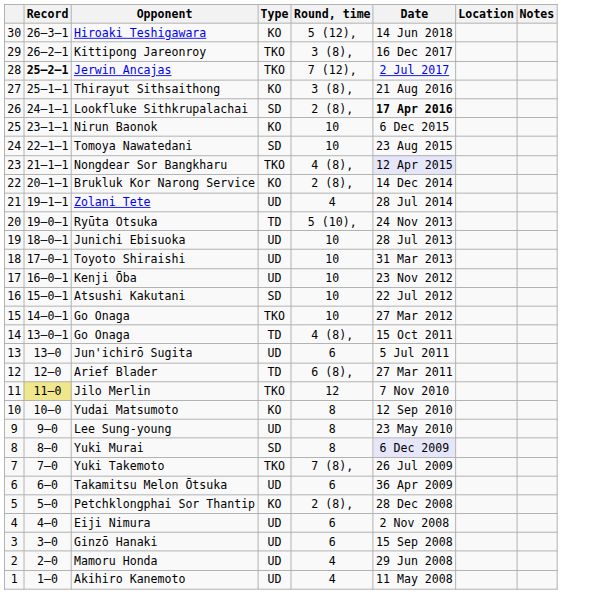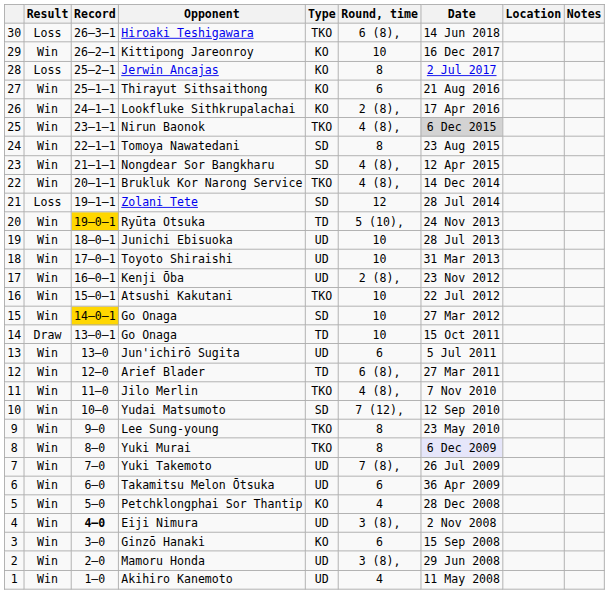+ column: (48, 14)
(275, 33) KO -> (322, 33) TKO
(332, 33) 5 (12), -> (380, 33) 6 (8),
(274, 52) TKO -> (322, 52) KO
(332, 52) 3 (8), -> (380, 52) 10
(48, 70) bold -> (95, 70) normal
(274, 70) TKO -> (322, 70) KO
(332, 70) 7 (12), -> (380, 70) 8
(332, 89) 3 (8), -> (380, 89) 6
(275, 108) SD -> (322, 108) KO
(414, 108) bold -> (462, 108) normal
(275, 127) KO -> (322, 127) TKO
(332, 127) 10 -> (380, 127) 4 (8),
(414, 127) no background -> (462, 127) lightgrey background
(332, 146) 10 -> (380, 146) 8
(274, 165) TKO -> (322, 165) SD
(414, 165) lavender background -> (462, 165) no background
(275, 184) KO -> (322, 184) TKO
(332, 184) 2 (8), -> (380, 184) 4 (8),
(275, 202) UD -> (322, 202) SD
(332, 202) 4 -> (380, 202) 12
(48, 221) no background -> (95, 221) gold background
(332, 278) 10 -> (380, 278) 2 (8),
(275, 297) SD -> (322, 297) TKO
(48, 316) no background -> (95, 316) gold background
(274, 316) TKO -> (322, 316) SD
(332, 334) 4 (8), -> (380, 334) 10
(48, 391) khaki background -> (95, 391) no background
(332, 391) 12 -> (380, 391) 4 (8),
(275, 410) KO -> (322, 410) SD
(332, 410) 8 -> (380, 410) 7 (12),
(275, 429) UD -> (322, 429) TKO
(275, 448) SD -> (322, 448) TKO
(274, 466) TKO -> (322, 466) UD
(332, 504) 2 (8), -> (380, 504) 4
(48, 523) normal -> (95, 523) bold
(332, 523) 6 -> (380, 523) 3 (8),
(275, 542) UD -> (322, 542) KO
(332, 561) 4 -> (380, 561) 3 (8),
